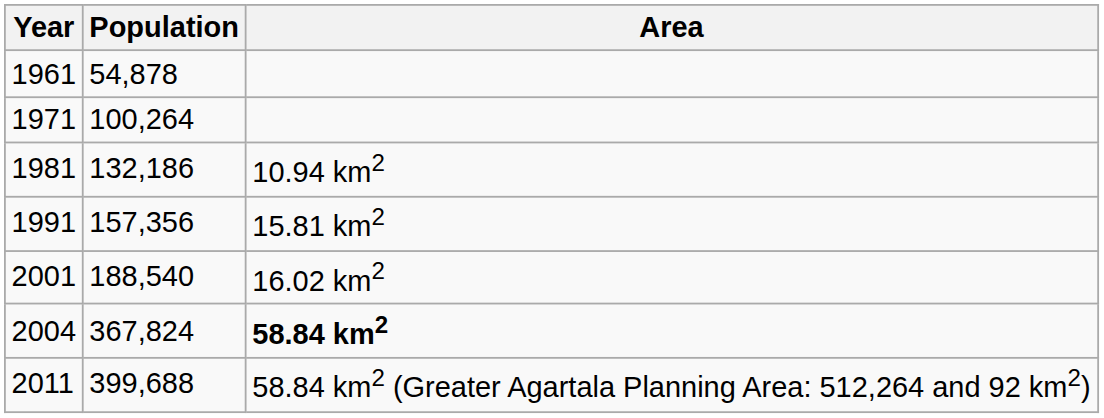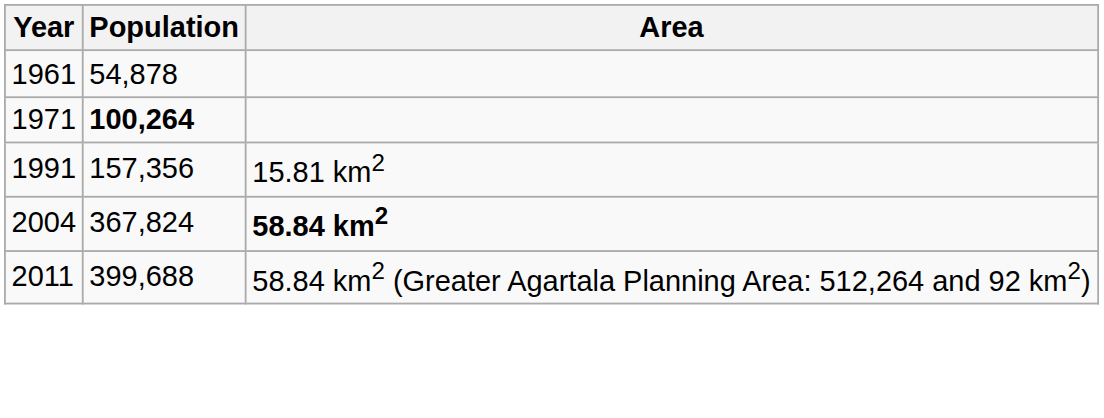(142, 119) normal -> (142, 119) bold
- row: (44, 169)
- row: (44, 276)
